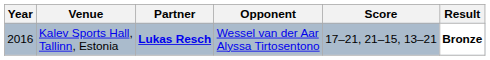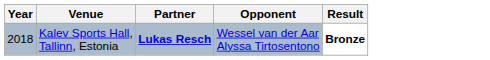- column: (381, 14)
(20, 39) 2016 -> (20, 39) 2018
